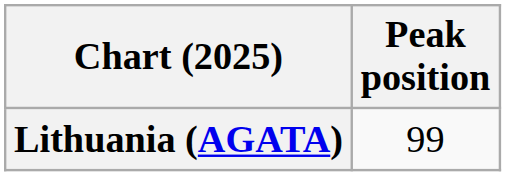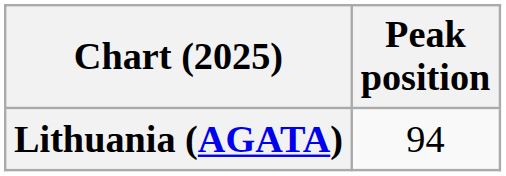(425, 138) 99 -> (425, 138) 94
